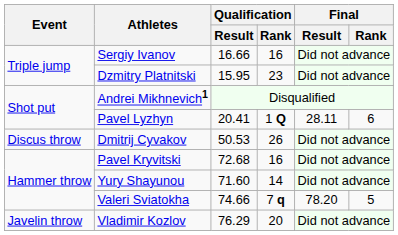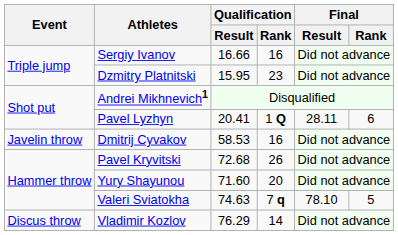(44, 140) Discus throw -> (45, 140) Javelin throw
(234, 140) 50.53 -> (234, 140) 58.53
(276, 140) 26 -> (276, 140) 16
(276, 160) 16 -> (276, 160) 26
(276, 180) 14 -> (276, 180) 20
(234, 201) 74.66 -> (234, 201) 74.63
(322, 201) 78.20 -> (322, 201) 78.10
(45, 221) Javelin throw -> (44, 221) Discus throw
(276, 221) 20 -> (276, 221) 14
